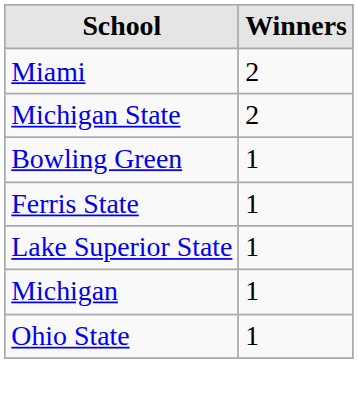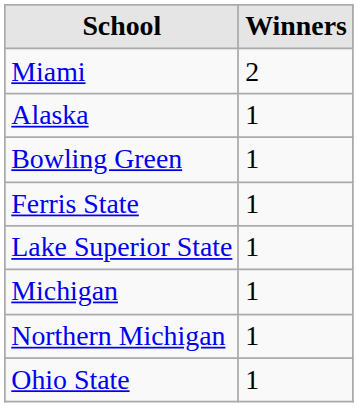- row: (96, 114)
+ row: (50, 114)
+ row: (118, 335)
